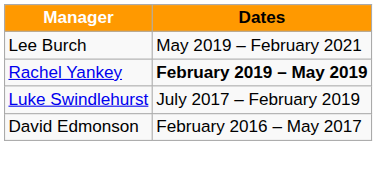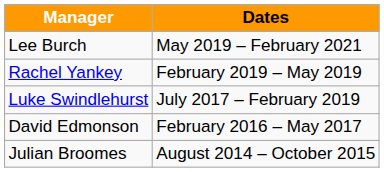(262, 72) bold -> (259, 72) normal
+ row: (67, 153)
